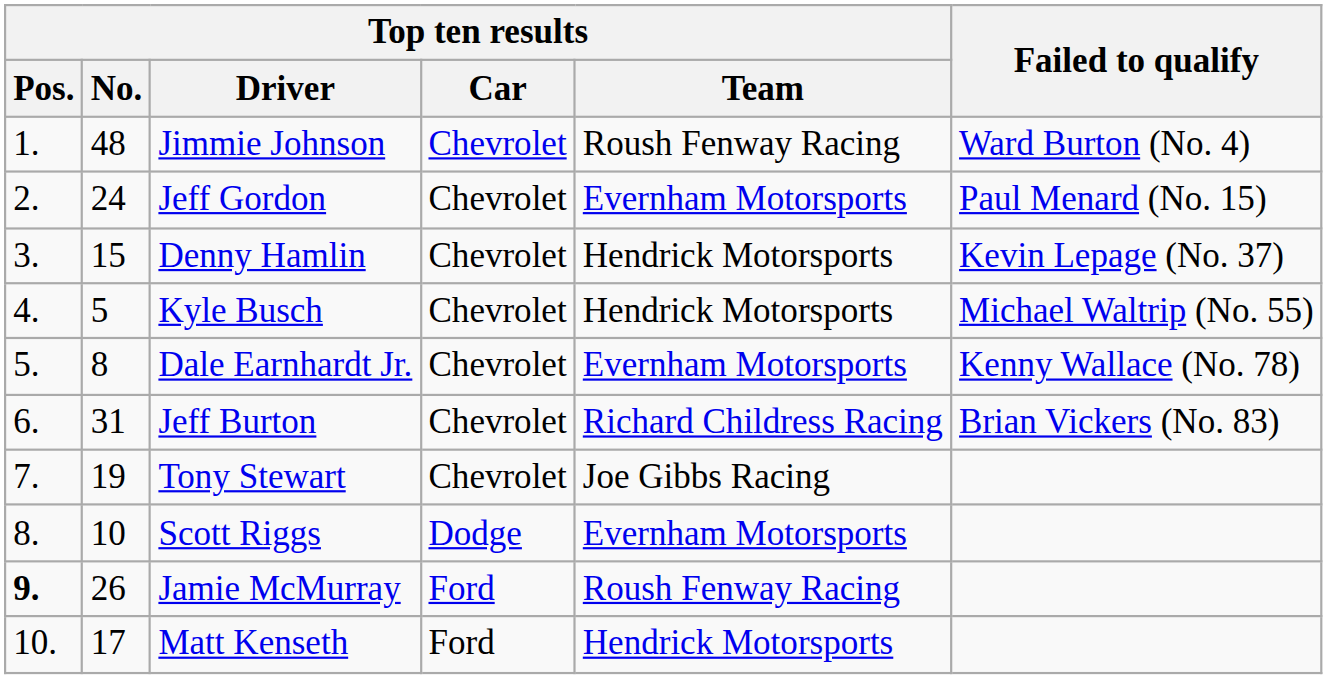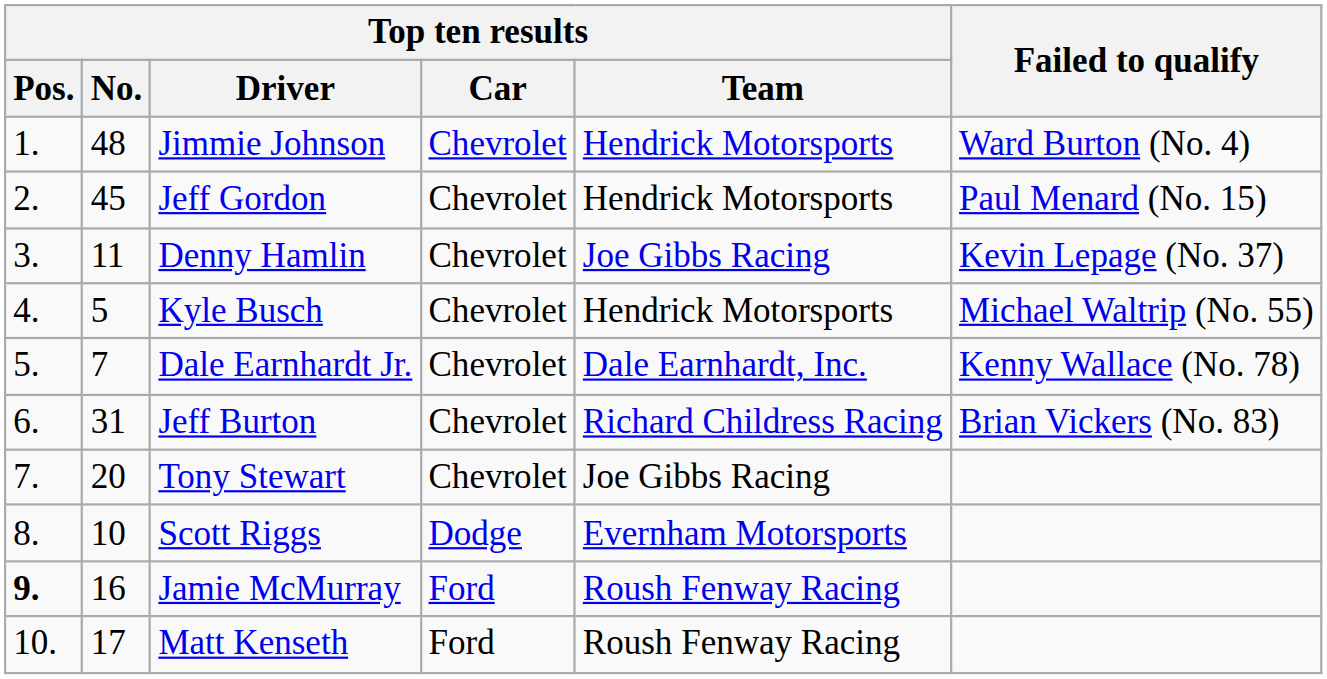(741, 143) Roush Fenway Racing -> (738, 143) Hendrick Motorsports
(108, 198) 24 -> (108, 198) 45
(745, 198) Evernham Motorsports -> (738, 198) Hendrick Motorsports
(108, 254) 15 -> (108, 254) 11
(738, 254) Hendrick Motorsports -> (706, 254) Joe Gibbs Racing
(99, 365) 8 -> (99, 365) 7
(745, 365) Evernham Motorsports -> (725, 365) Dale Earnhardt, Inc.
(108, 476) 19 -> (108, 476) 20
(108, 587) 26 -> (108, 587) 16
(738, 643) Hendrick Motorsports -> (741, 643) Roush Fenway Racing
